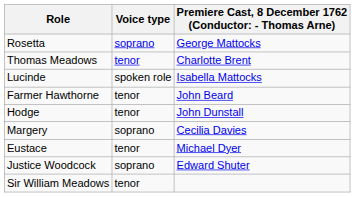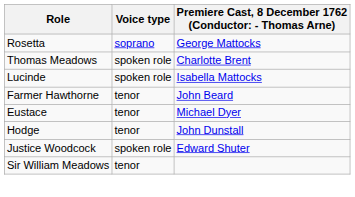(127, 60) tenor -> (143, 60) spoken role
rows swapped: (27, 148) <-> (23, 113)
- row: (27, 130)
(134, 165) soprano -> (143, 148) spoken role
